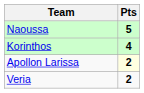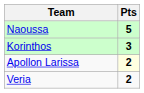(129, 46) 4 -> (129, 46) 3
